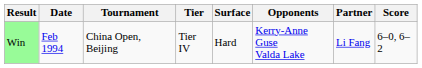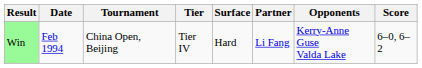columns swapped: (354, 13) <-> (293, 13)
